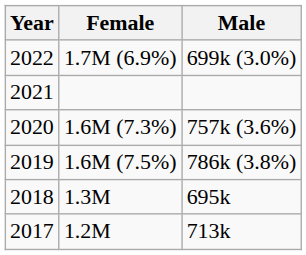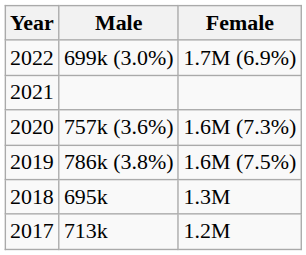columns swapped: (120, 22) <-> (241, 22)
